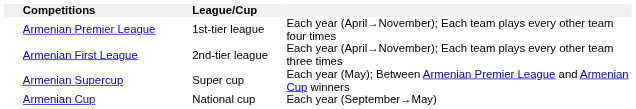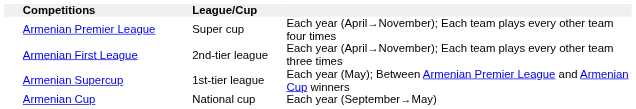(228, 29) 1st-tier league -> (218, 29) Super cup
(218, 80) Super cup -> (228, 80) 1st-tier league
